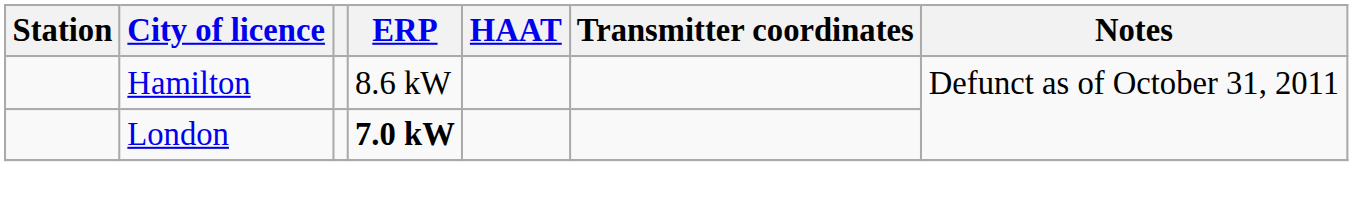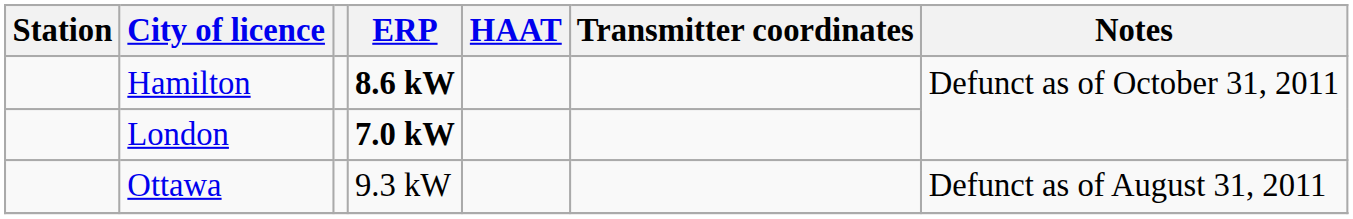(403, 82) normal -> (405, 82) bold
+ row: (174, 185)
